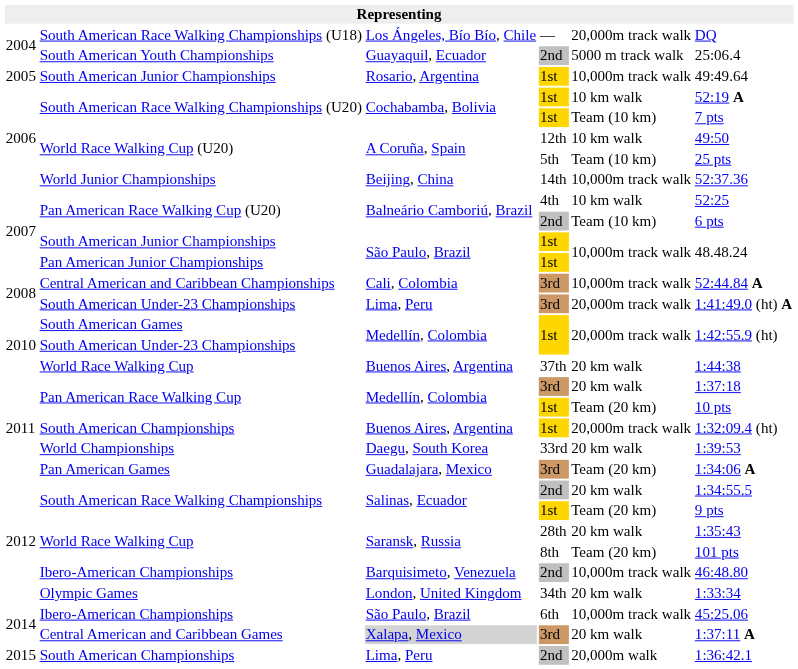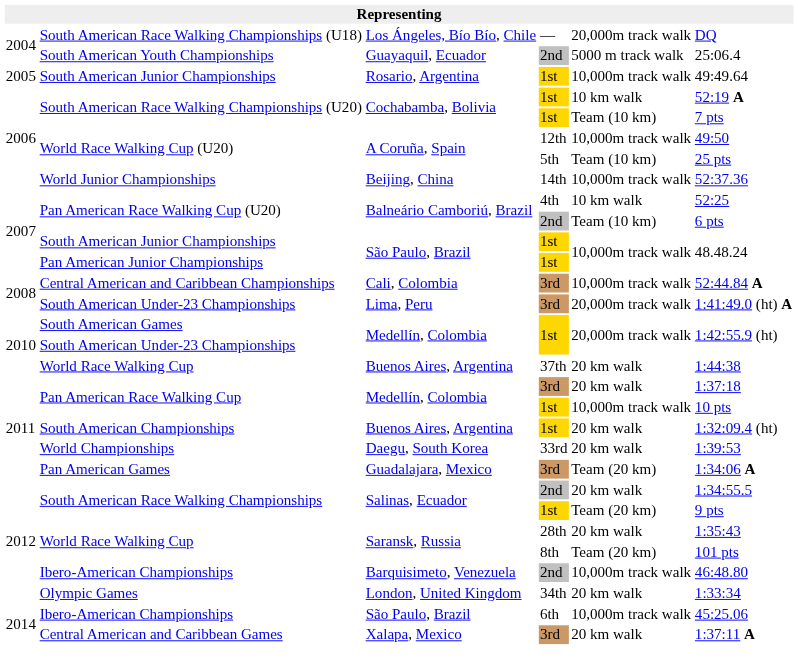(607, 138) 10 km walk -> (631, 138) 10,000m track walk
(614, 407) Team (20 km) -> (631, 407) 10,000m track walk
(631, 427) 20,000m track walk -> (607, 427) 20 km walk
(414, 634) lightgrey background -> (414, 634) no background
- row: (137, 655)
